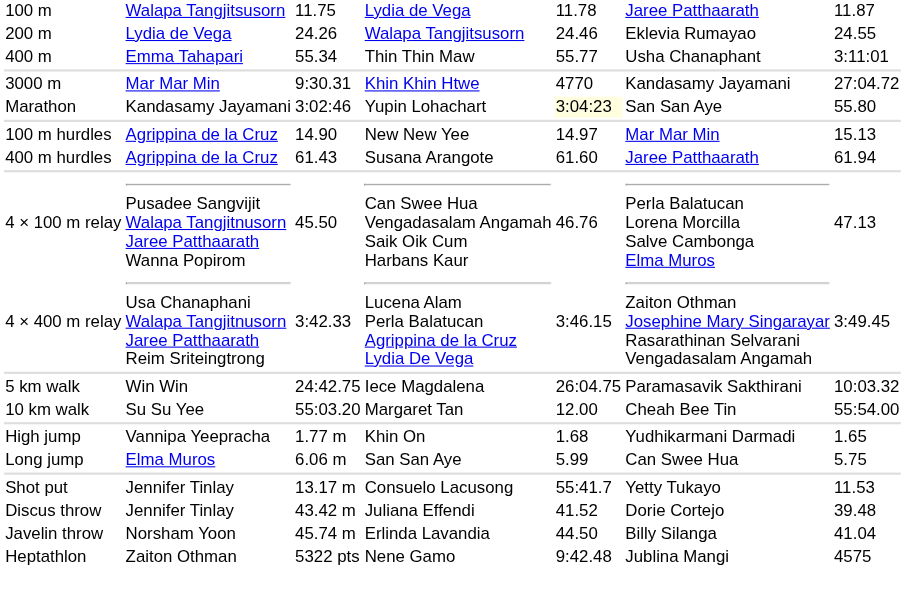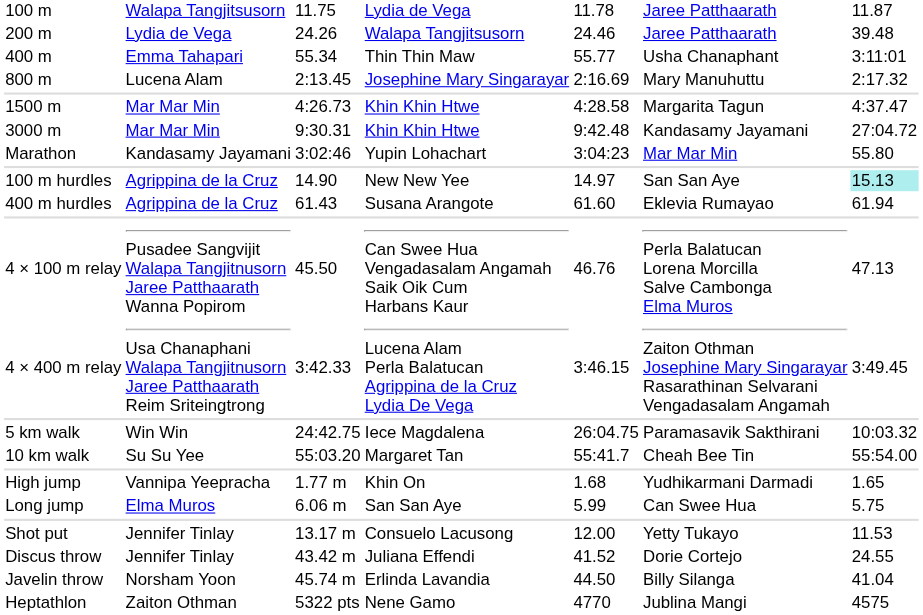(691, 33) Eklevia Rumayao -> (710, 33) Jaree Patthaarath
(855, 33) 24.55 -> (873, 33) 39.48
+ row: (28, 79)
+ row: (33, 107)
(574, 84) 4770 -> (601, 130) 9:42.48
(584, 107) lightyellow background -> (601, 153) no background
(674, 107) San San Aye -> (690, 153) Mar Mar Min
(672, 134) Mar Mar Min -> (691, 180) San San Aye
(855, 134) no background -> (873, 180) paleturquoise background
(692, 157) Jaree Patthaarath -> (708, 203) Eklevia Rumayao
(577, 409) 12.00 -> (601, 455) 55:41.7
(584, 487) 55:41.7 -> (594, 533) 12.00
(855, 510) 39.48 -> (873, 556) 24.55
(584, 556) 9:42.48 -> (592, 602) 4770
